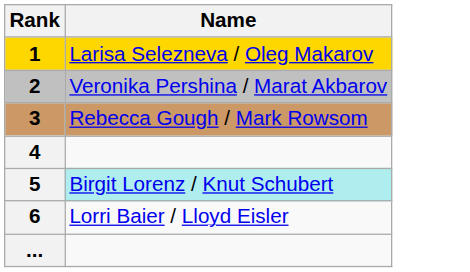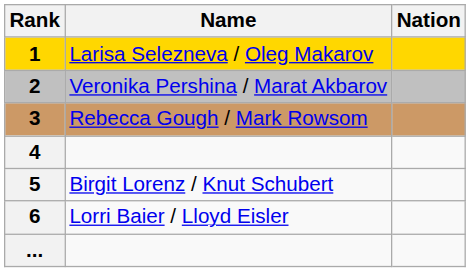+ column: (429, 20)
(201, 184) paleturquoise background -> (201, 184) no background
